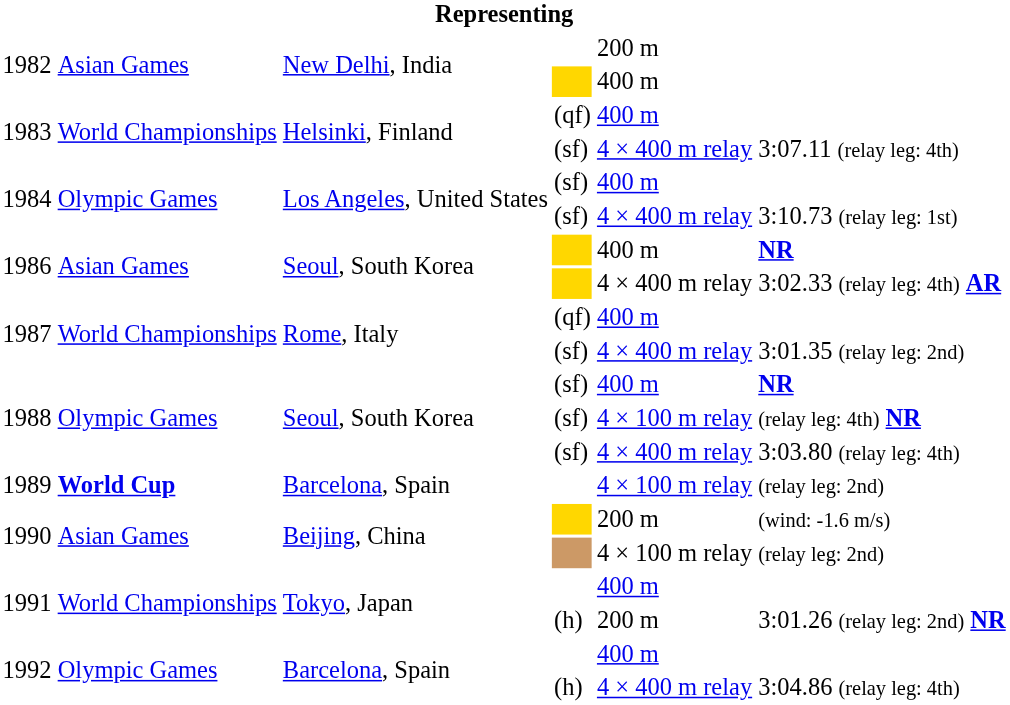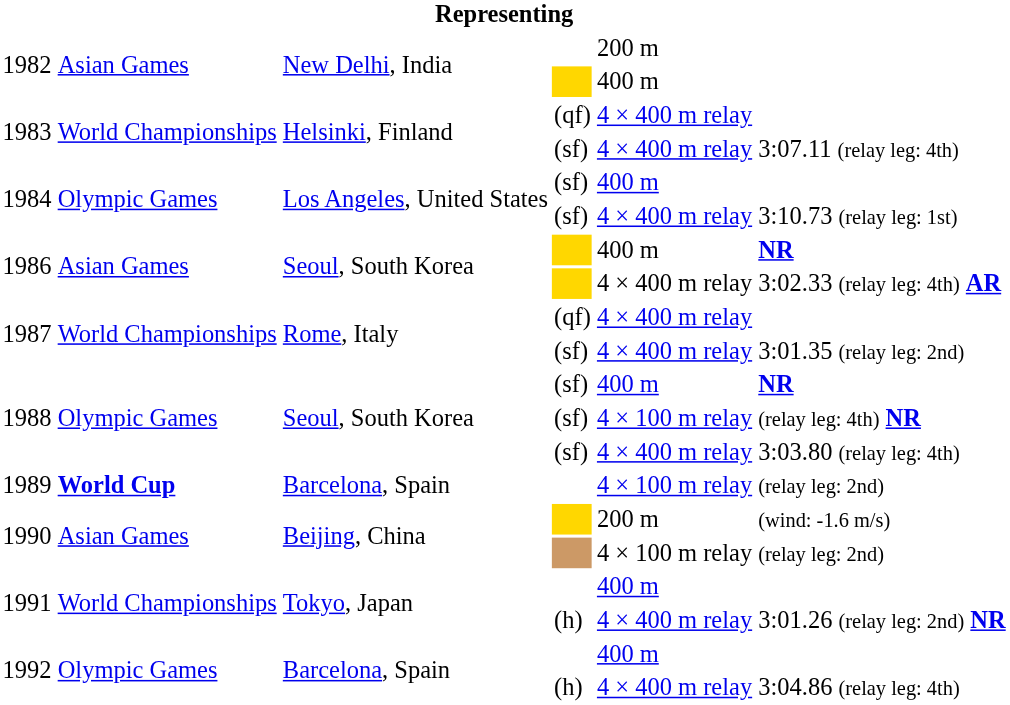(628, 115) 400 m -> (675, 115) 4 × 400 m relay
(628, 317) 400 m -> (675, 317) 4 × 400 m relay
(628, 619) 200 m -> (675, 619) 4 × 400 m relay
